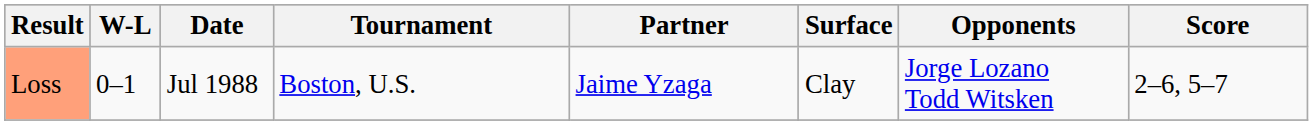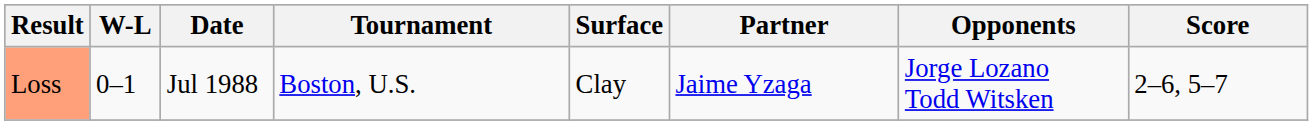columns swapped: (849, 25) <-> (684, 25)
